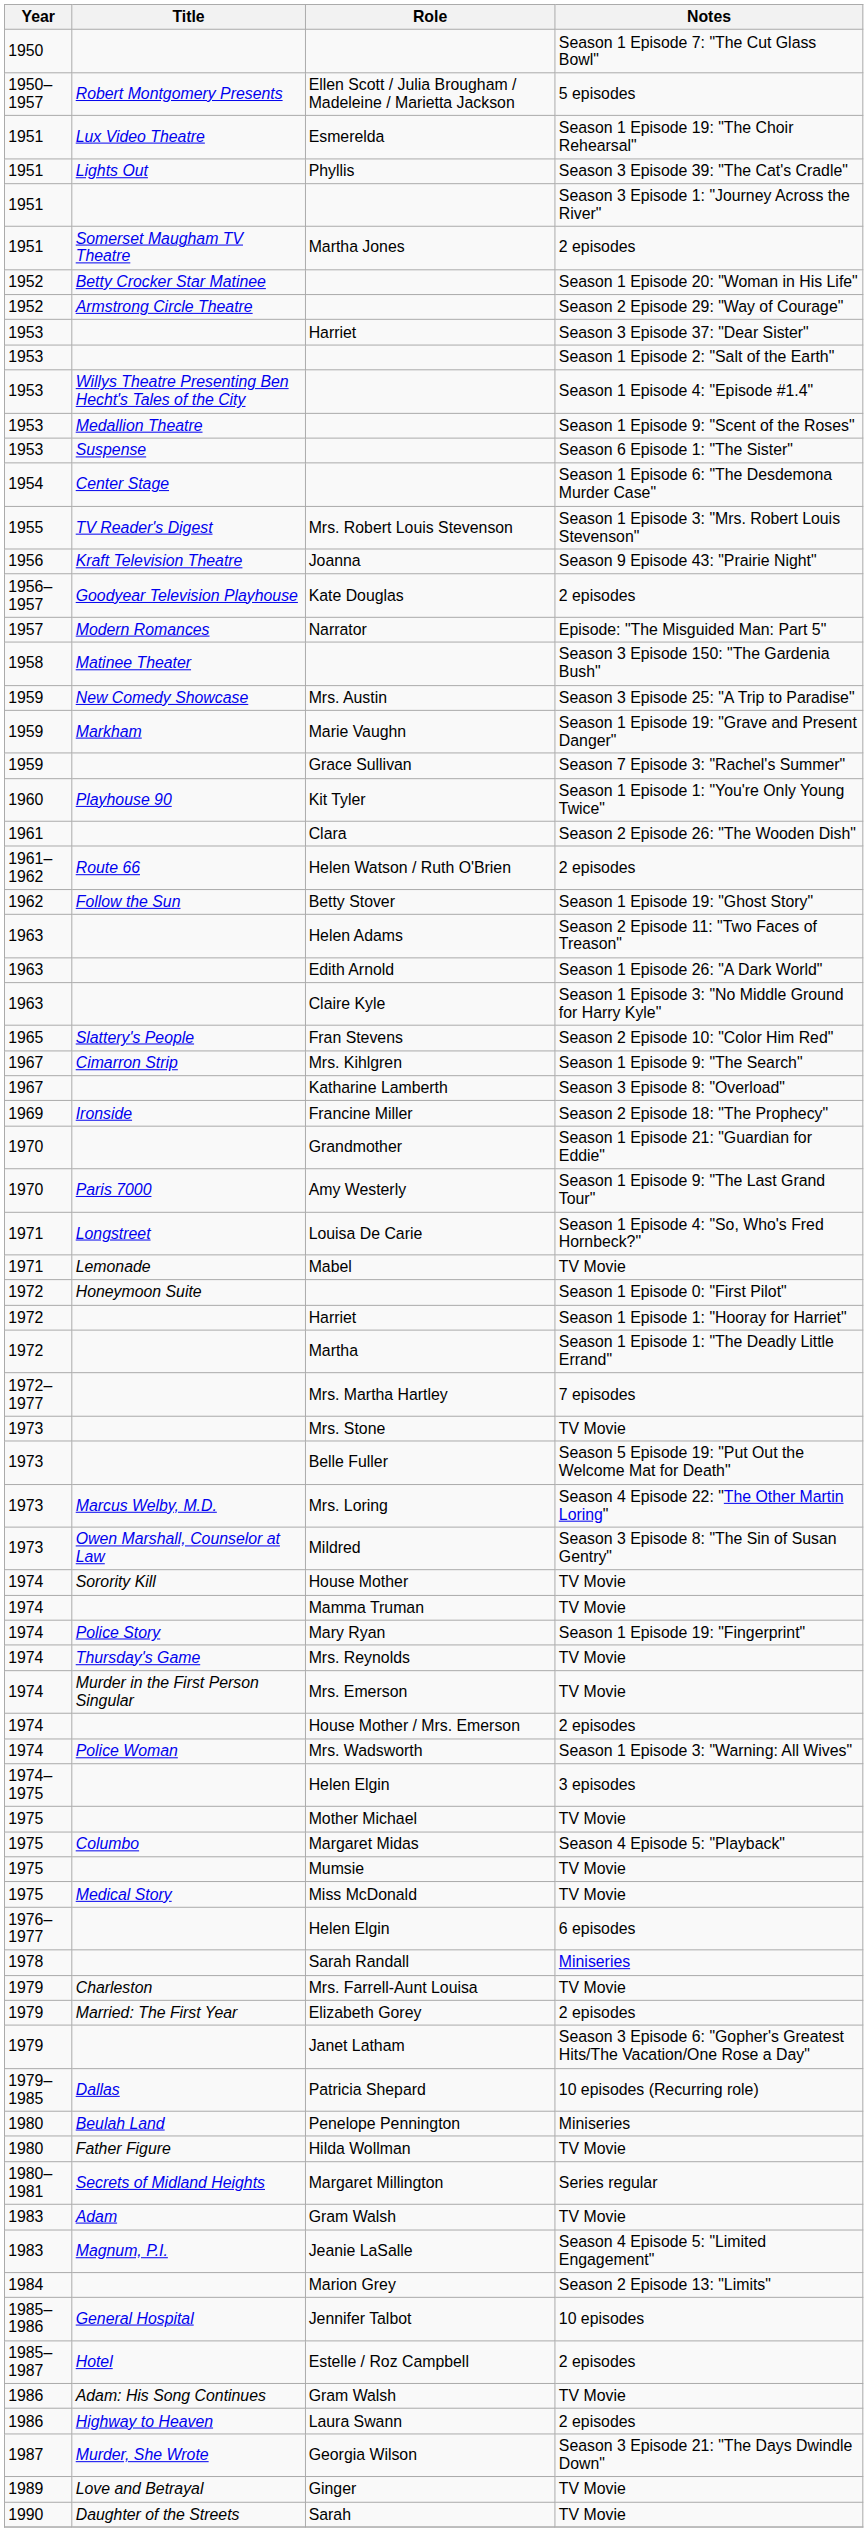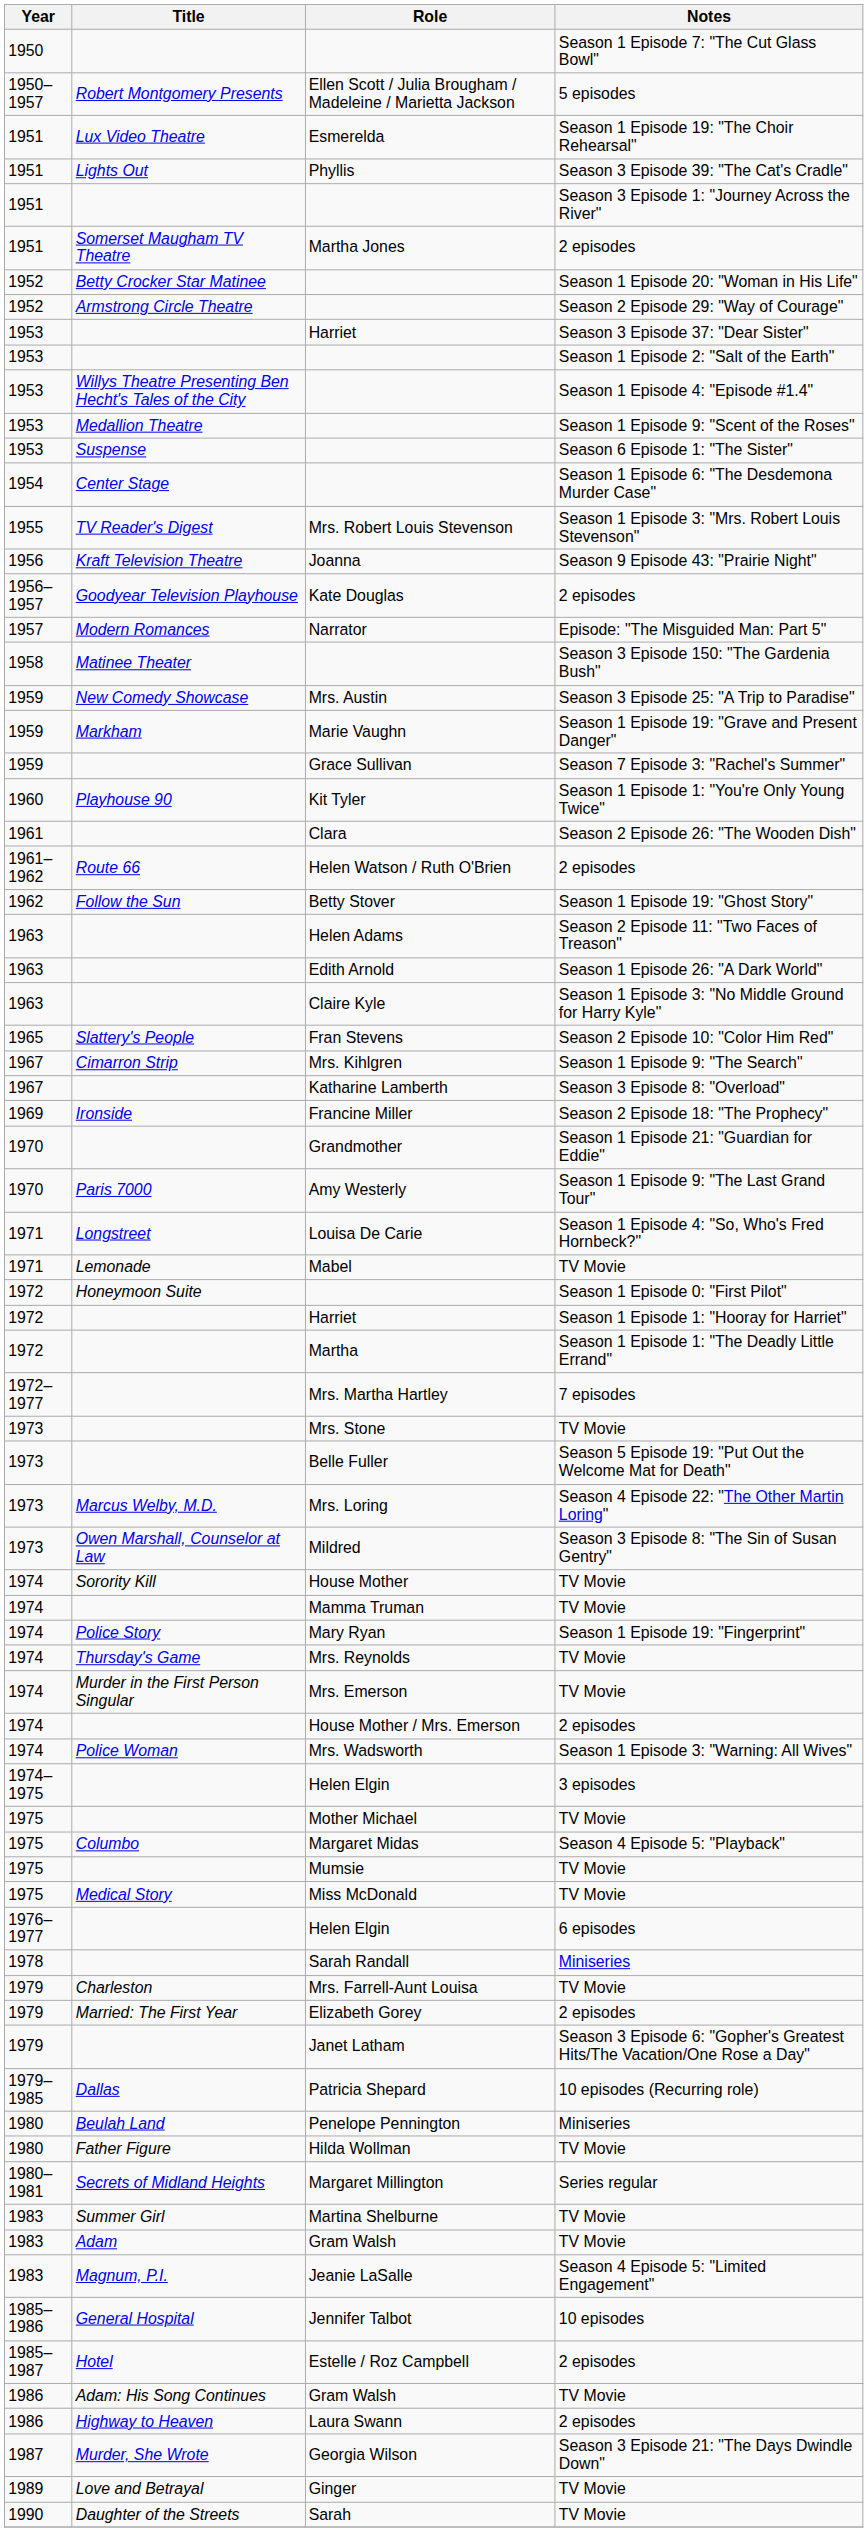+ row: (373, 2216)
- row: (352, 2285)
